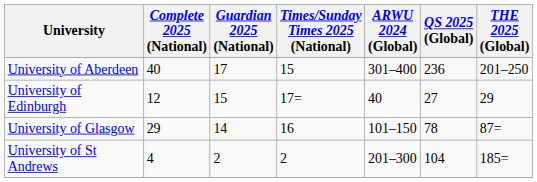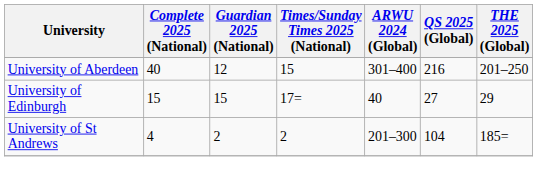(220, 68) 17 -> (220, 68) 12
(434, 68) 236 -> (434, 68) 216
(154, 98) 12 -> (154, 98) 15
- row: (71, 128)
